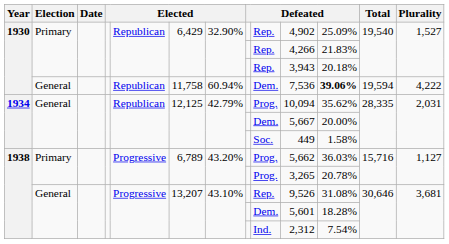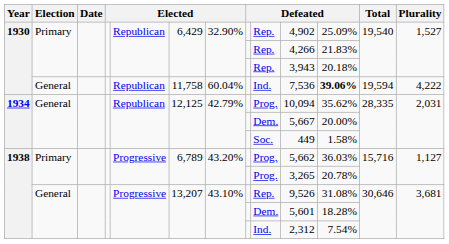(225, 85) 60.94% -> (225, 85) 60.04%
(266, 85) Dem. -> (262, 85) Ind.
